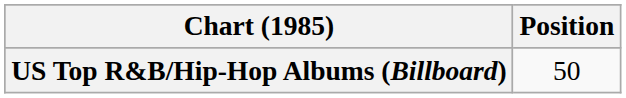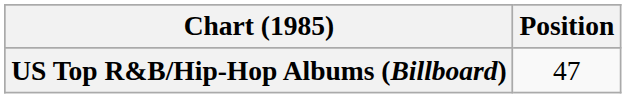(567, 69) 50 -> (567, 69) 47
